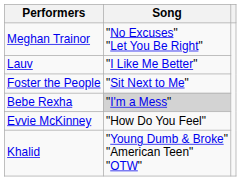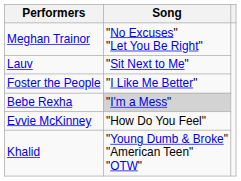(152, 64) "I Like Me Better" -> (147, 64) "Sit Next to Me"
(147, 83) "Sit Next to Me" -> (152, 83) "I Like Me Better"
